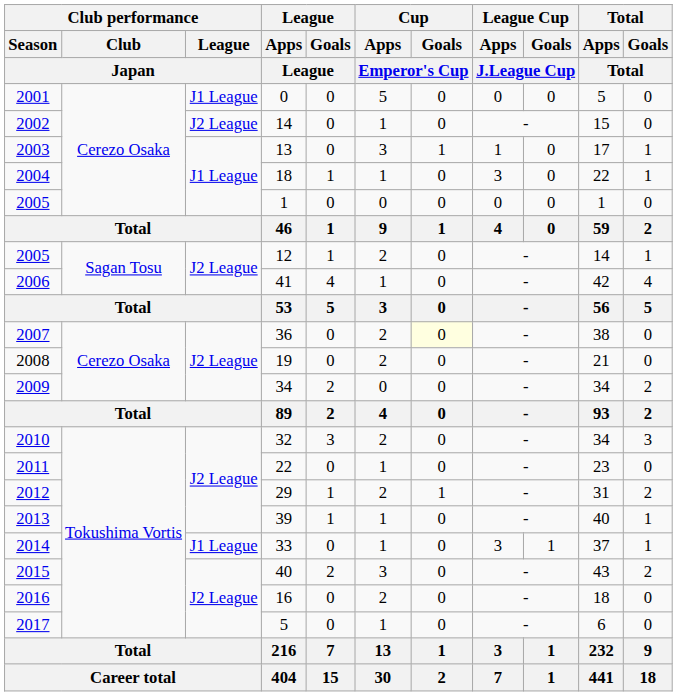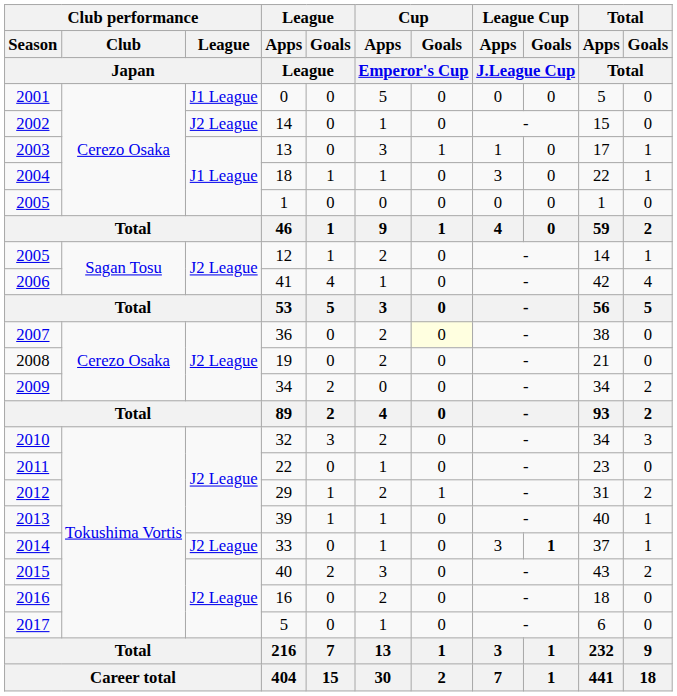(224, 545) J1 League -> (224, 545) J2 League
(551, 545) normal -> (551, 545) bold
